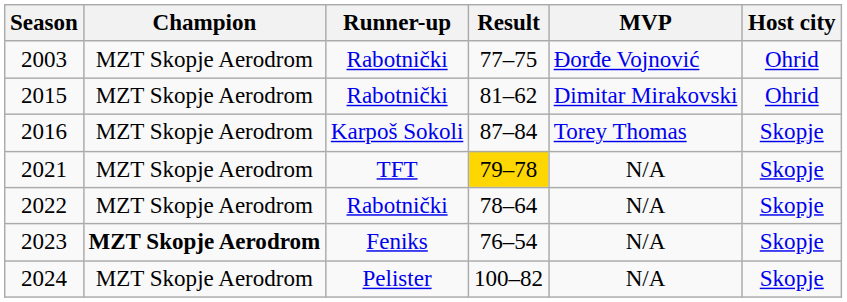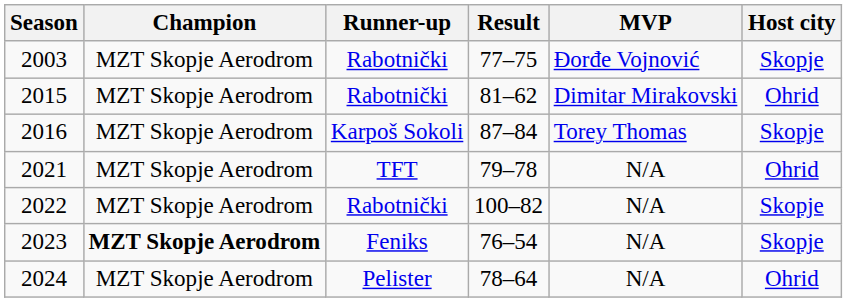(792, 59) Ohrid -> (792, 59) Skopje
(508, 168) gold background -> (508, 168) no background
(792, 168) Skopje -> (792, 168) Ohrid
(508, 205) 78–64 -> (508, 205) 100–82
(508, 278) 100–82 -> (508, 278) 78–64
(792, 278) Skopje -> (792, 278) Ohrid
